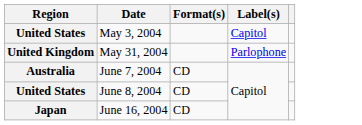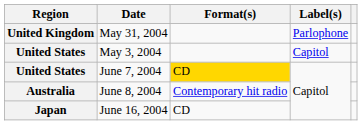rows swapped: (131, 33) <-> (134, 52)
(51, 71) Australia -> (51, 71) United States
(182, 71) no background -> (182, 71) gold background
(51, 91) United States -> (51, 91) Australia
(182, 91) CD -> (230, 91) Contemporary hit radio
